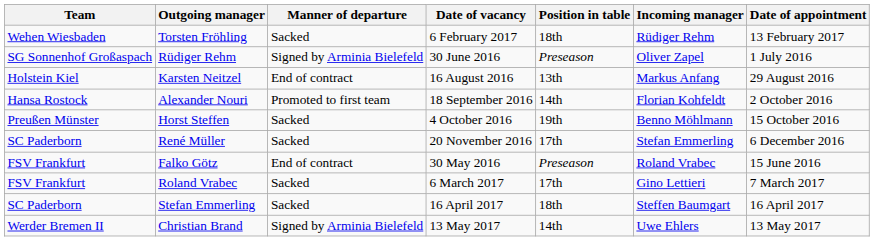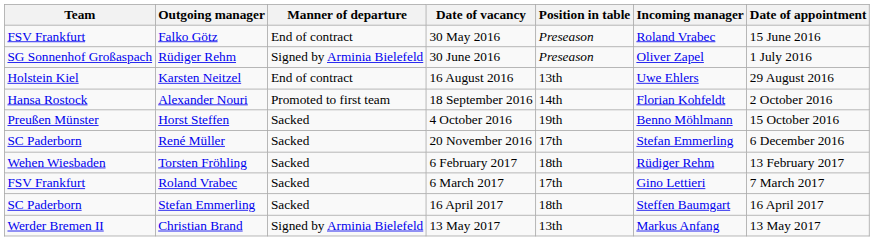rows swapped: (188, 162) <-> (203, 36)
(678, 78) Markus Anfang -> (668, 78) Uwe Ehlers
(551, 225) 14th -> (551, 225) 13th
(668, 225) Uwe Ehlers -> (678, 225) Markus Anfang
